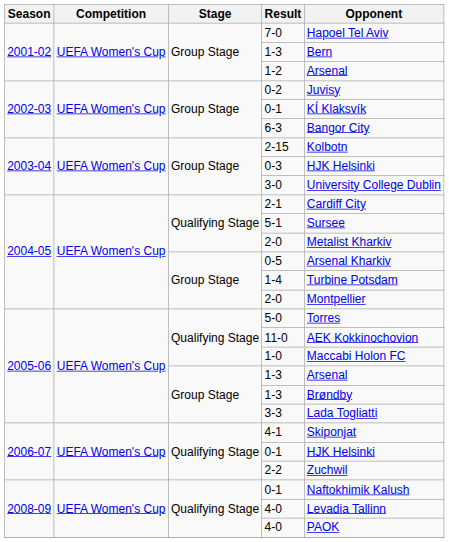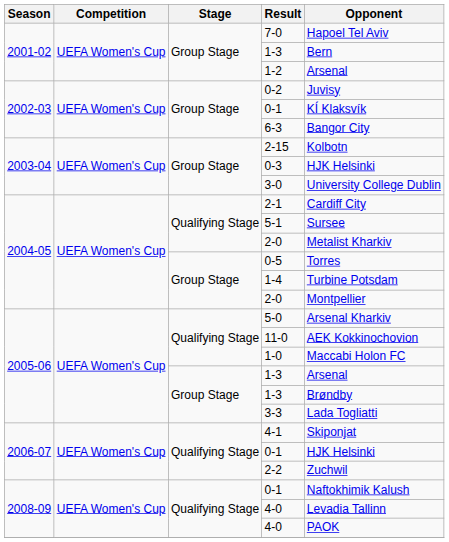(349, 261) Arsenal Kharkiv -> (323, 261) Torres
(323, 318) Torres -> (349, 318) Arsenal Kharkiv
